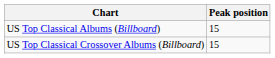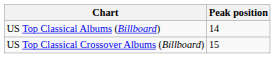(214, 28) 15 -> (214, 28) 14
